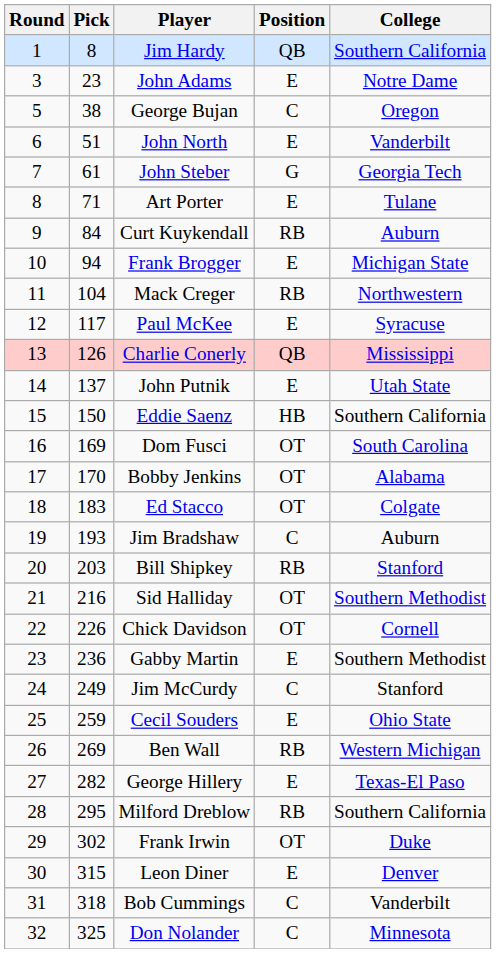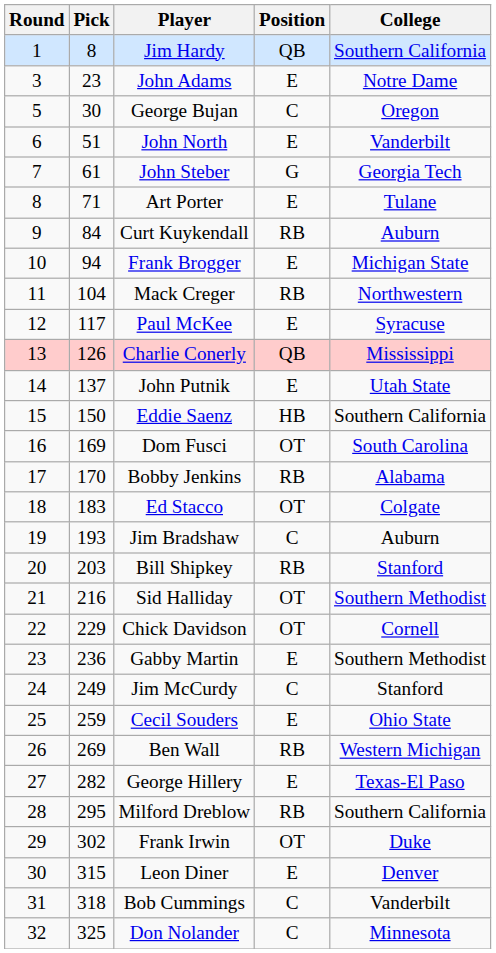(92, 111) 38 -> (92, 111) 30
(292, 476) OT -> (292, 476) RB
(92, 628) 226 -> (92, 628) 229
